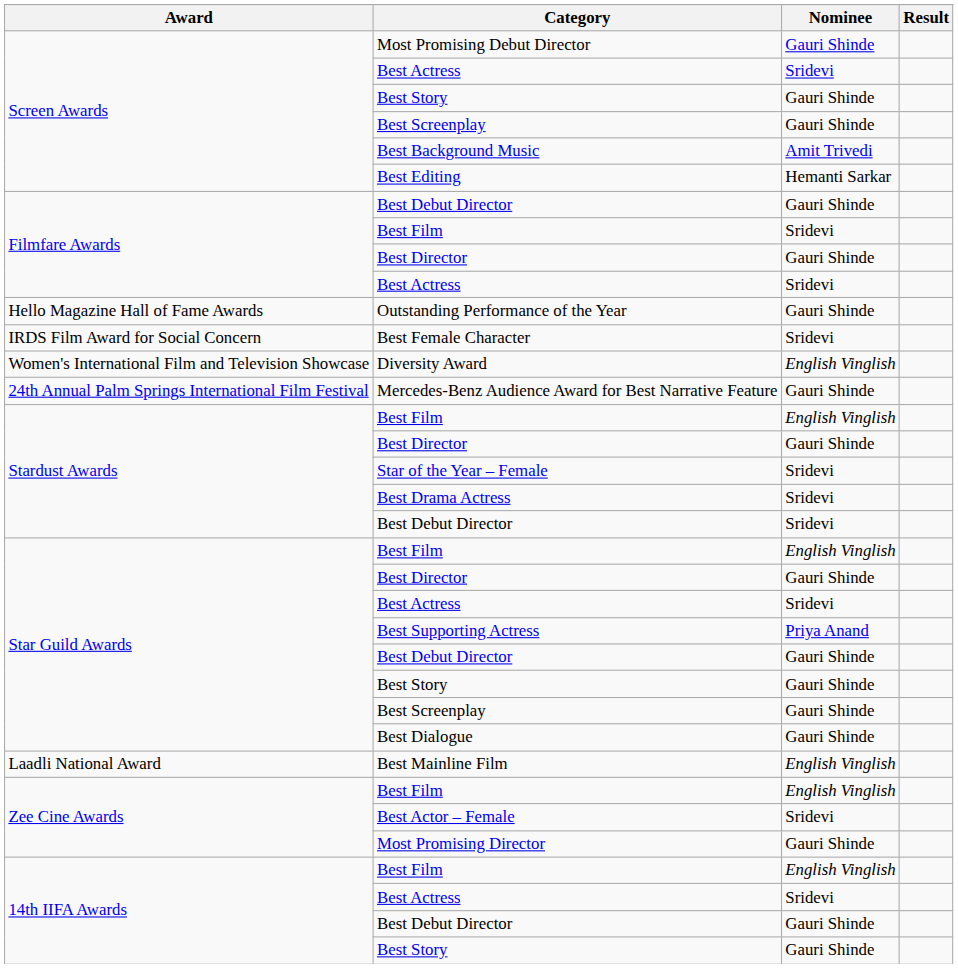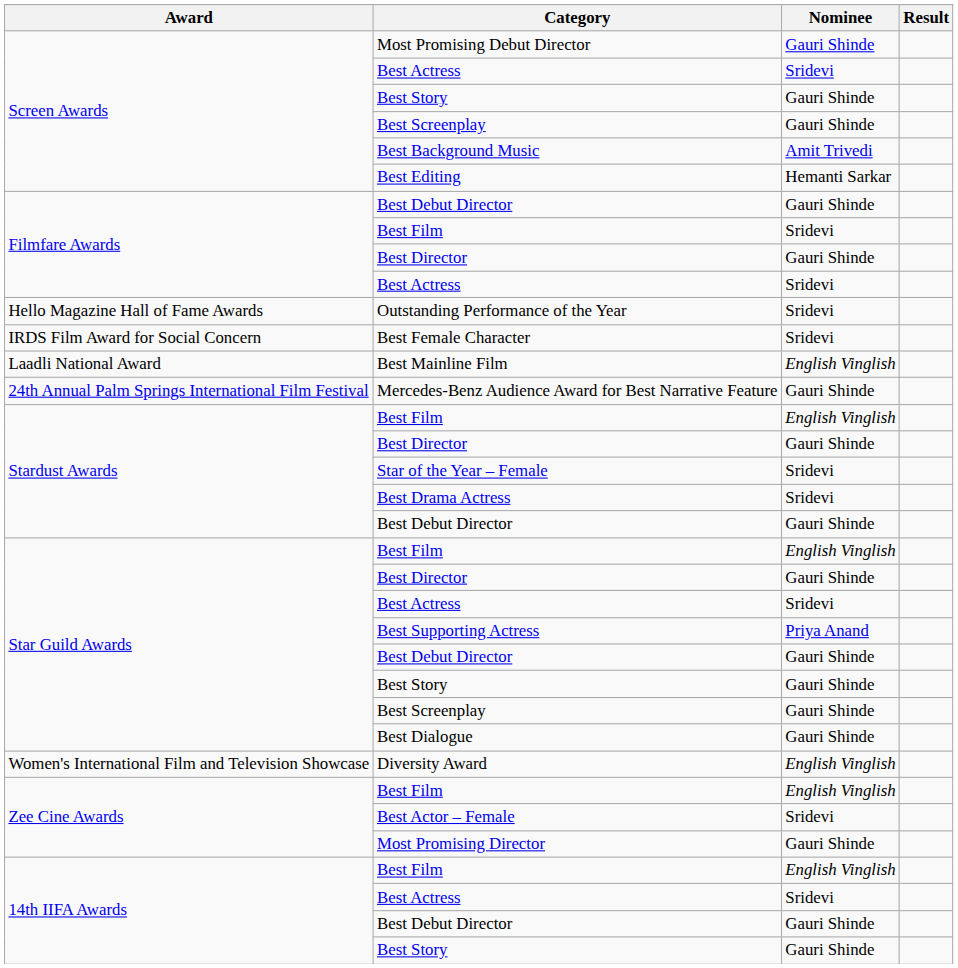(830, 310) Gauri Shinde -> (810, 310) Sridevi
rows swapped: (85, 763) <-> (189, 364)
(810, 524) Sridevi -> (830, 524) Gauri Shinde
